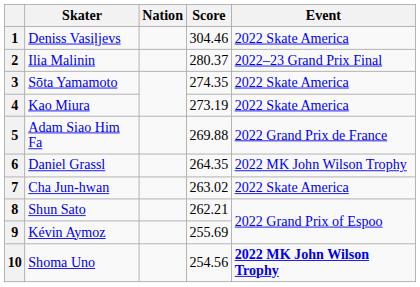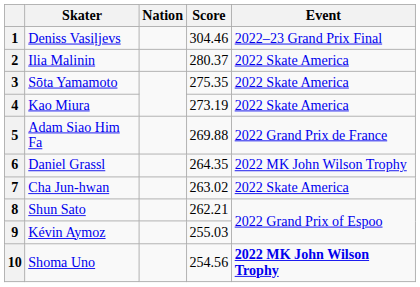(292, 37) 2022 Skate America -> (308, 37) 2022–23 Grand Prix Final
(308, 60) 2022–23 Grand Prix Final -> (292, 60) 2022 Skate America
(209, 82) 274.35 -> (209, 82) 275.35
(209, 232) 255.69 -> (209, 232) 255.03
